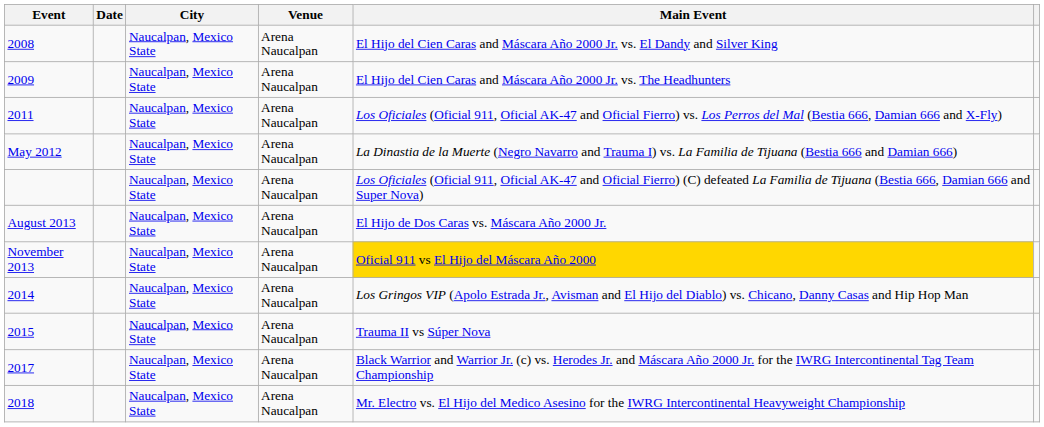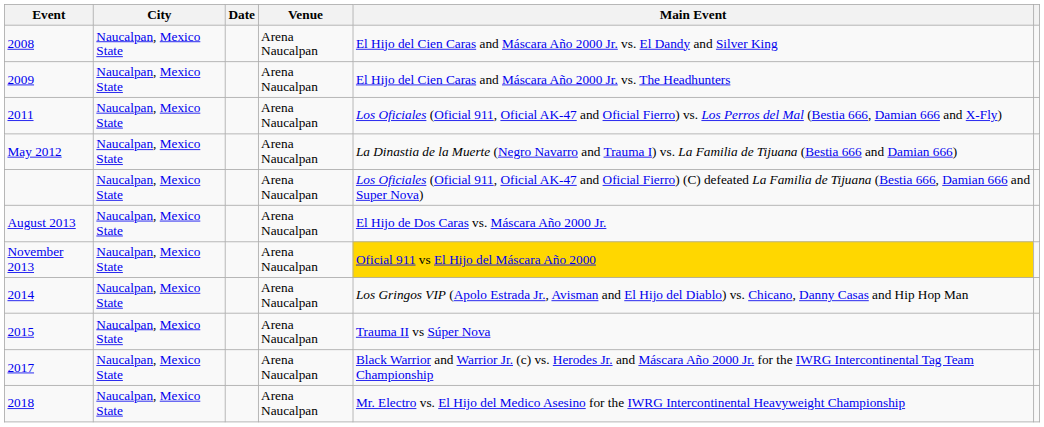columns swapped: (110, 15) <-> (192, 15)
